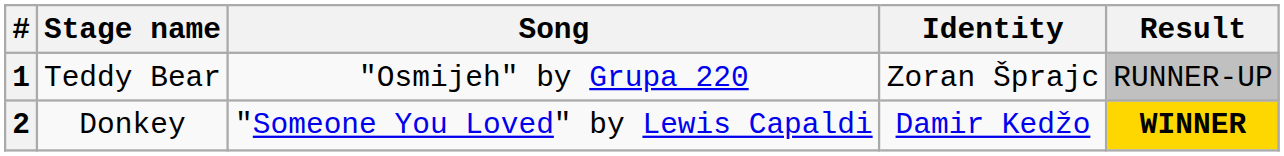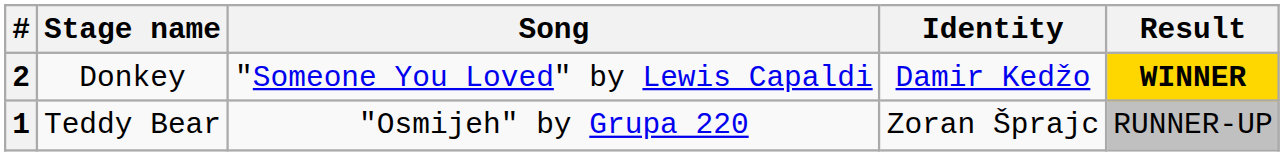rows swapped: (21, 77) <-> (21, 125)
